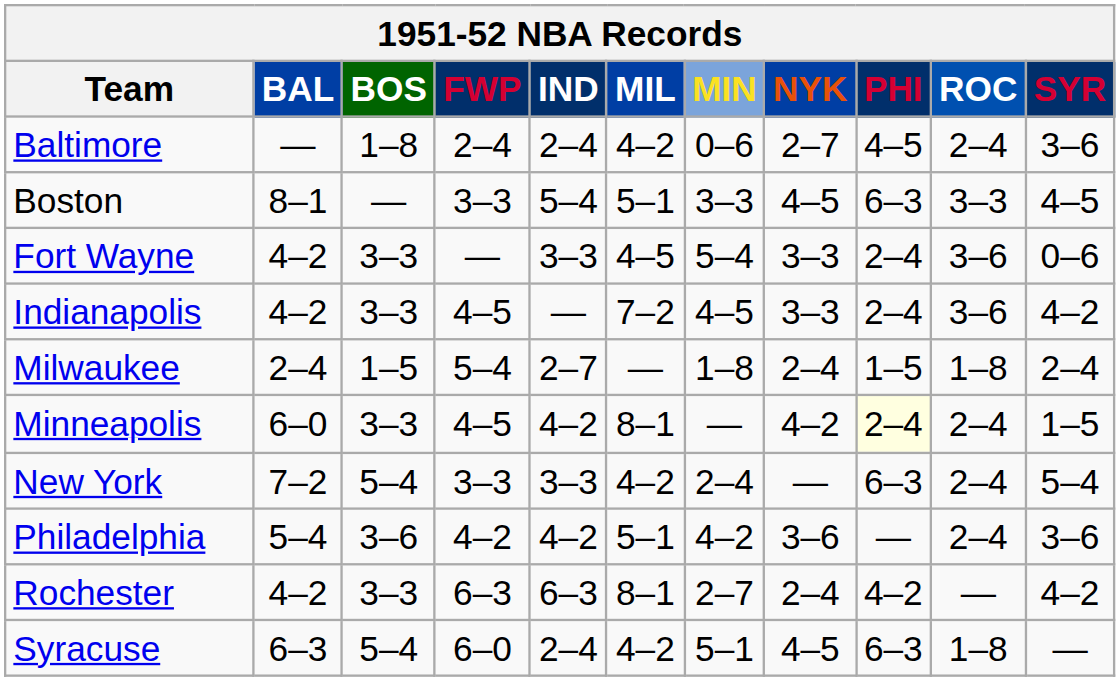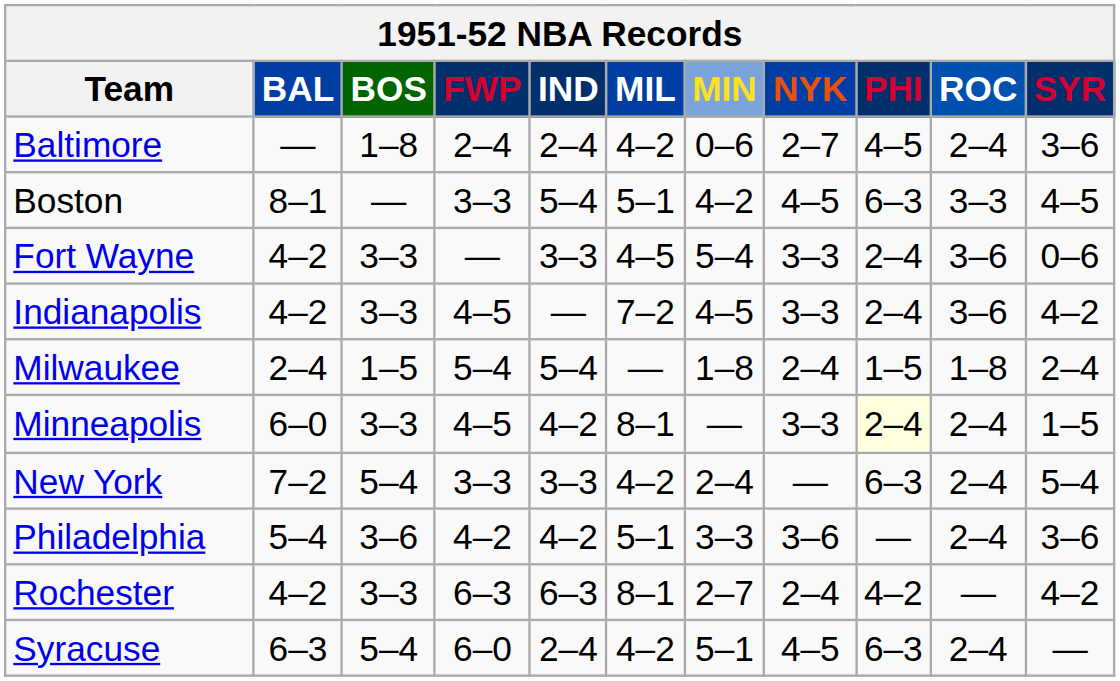(724, 201) 3–3 -> (724, 201) 4–2
(568, 368) 2–7 -> (568, 368) 5–4
(810, 424) 4–2 -> (810, 424) 3–3
(724, 536) 4–2 -> (724, 536) 3–3
(978, 647) 1–8 -> (978, 647) 2–4
